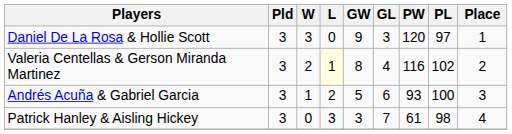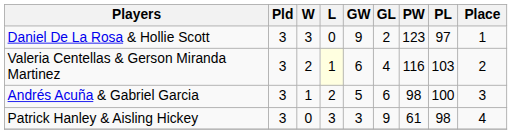(386, 37) 3 -> (386, 37) 2
(414, 37) 120 -> (414, 37) 123
(359, 66) 8 -> (359, 66) 6
(443, 66) 102 -> (443, 66) 103
(414, 96) 93 -> (414, 96) 98
(386, 118) 7 -> (386, 118) 9
